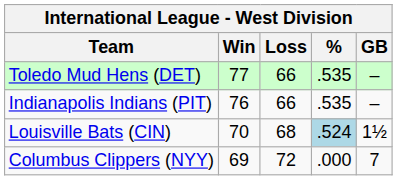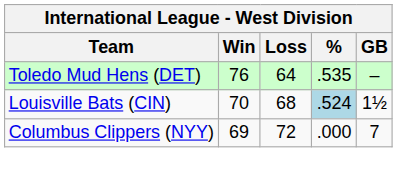(239, 75) 77 -> (239, 75) 76
(286, 75) 66 -> (286, 75) 64
- row: (110, 103)
